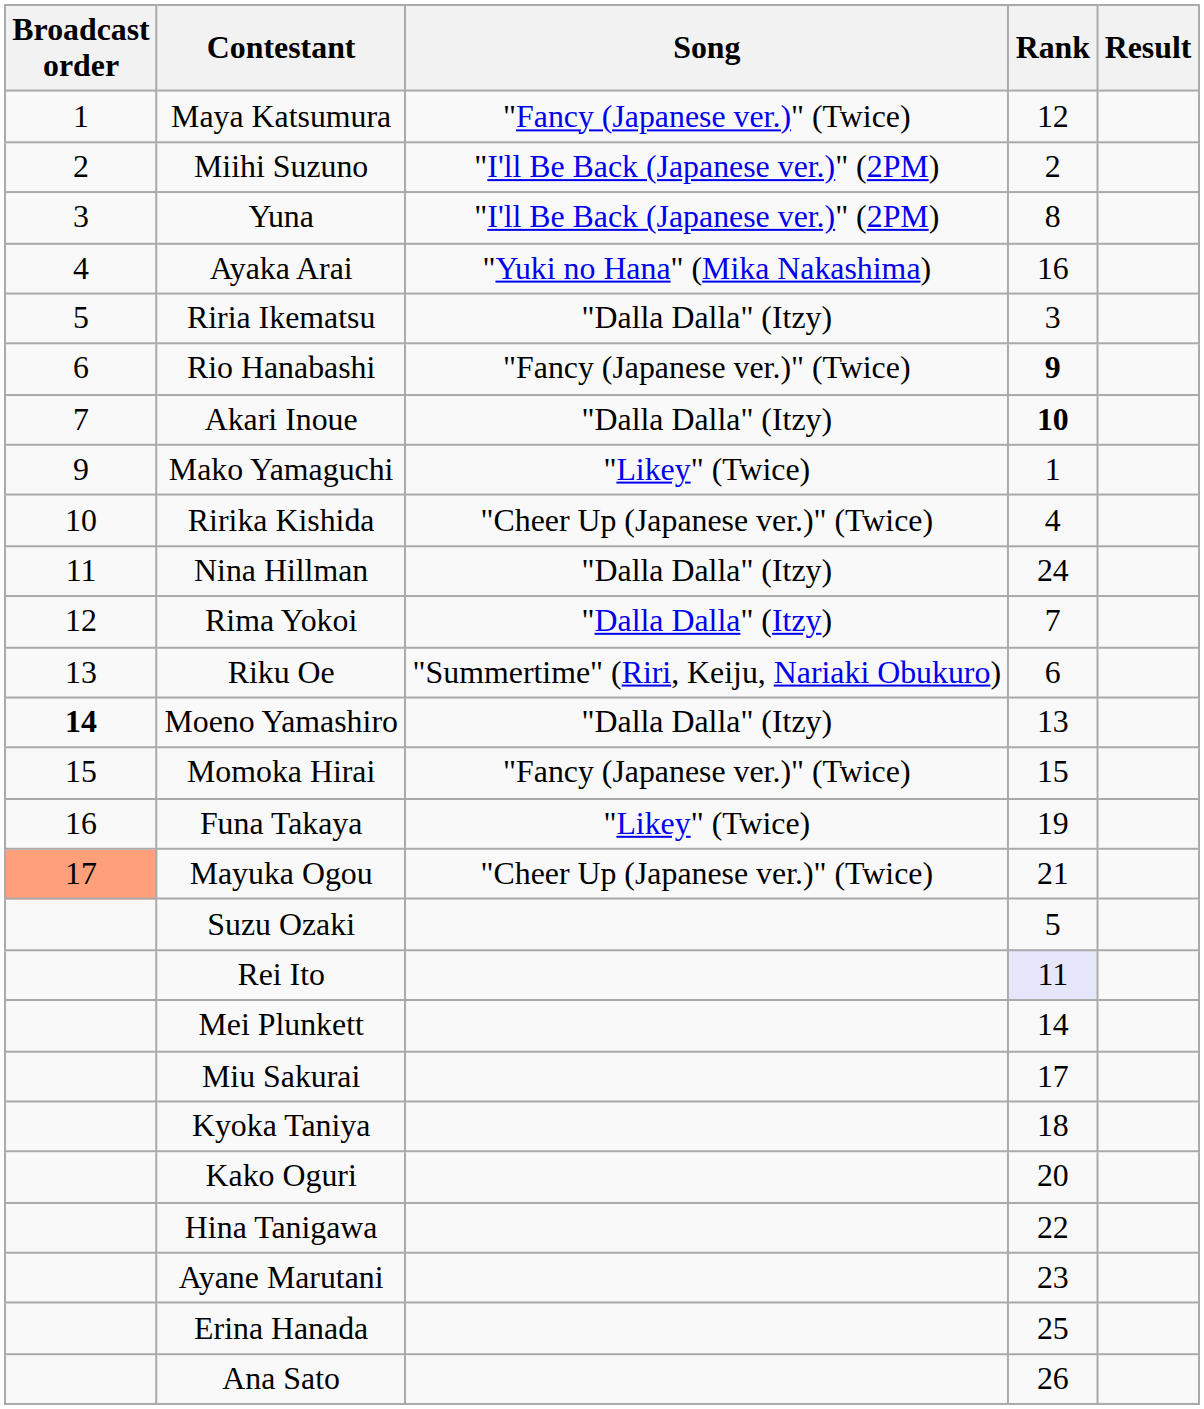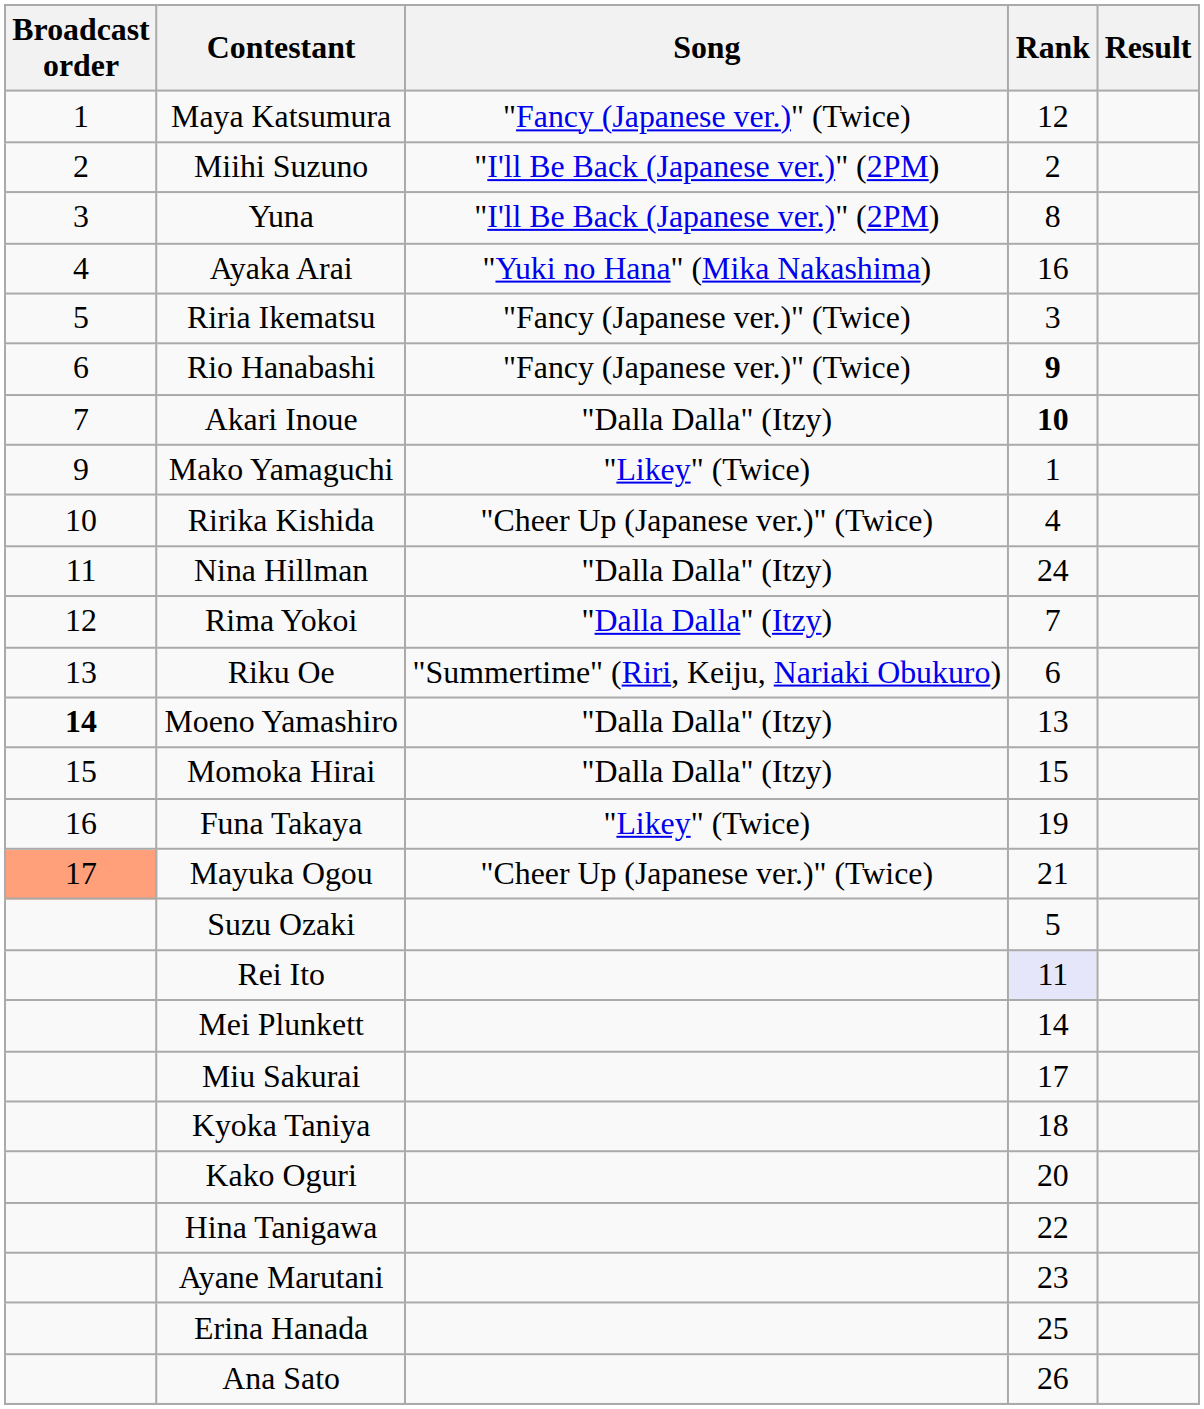(707, 318) "Dalla Dalla" (Itzy) -> (707, 318) "Fancy (Japanese ver.)" (Twice)
(707, 772) "Fancy (Japanese ver.)" (Twice) -> (707, 772) "Dalla Dalla" (Itzy)
